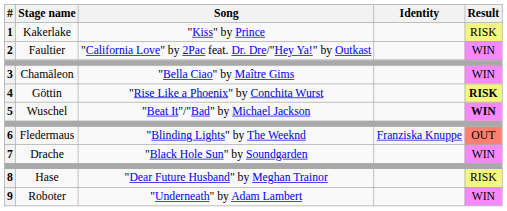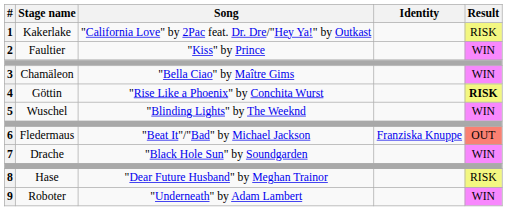(226, 32) "Kiss" by Prince -> (226, 32) "California Love" by 2Pac feat. Dr. Dre/"Hey Ya!" by Outkast
(226, 50) "California Love" by 2Pac feat. Dr. Dre/"Hey Ya!" by Outkast -> (226, 50) "Kiss" by Prince
(226, 111) "Beat It"/"Bad" by Michael Jackson -> (226, 111) "Blinding Lights" by The Weeknd
(483, 111) bold -> (483, 111) normal
(226, 135) "Blinding Lights" by The Weeknd -> (226, 135) "Beat It"/"Bad" by Michael Jackson
